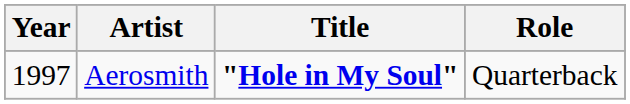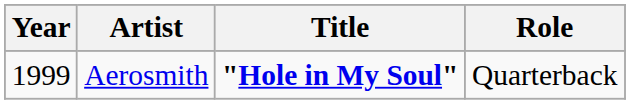(41, 74) 1997 -> (41, 74) 1999
